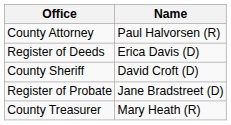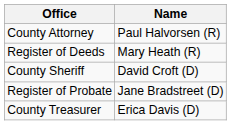(158, 52) Erica Davis (D) -> (159, 52) Mary Heath (R)
(159, 110) Mary Heath (R) -> (158, 110) Erica Davis (D)
